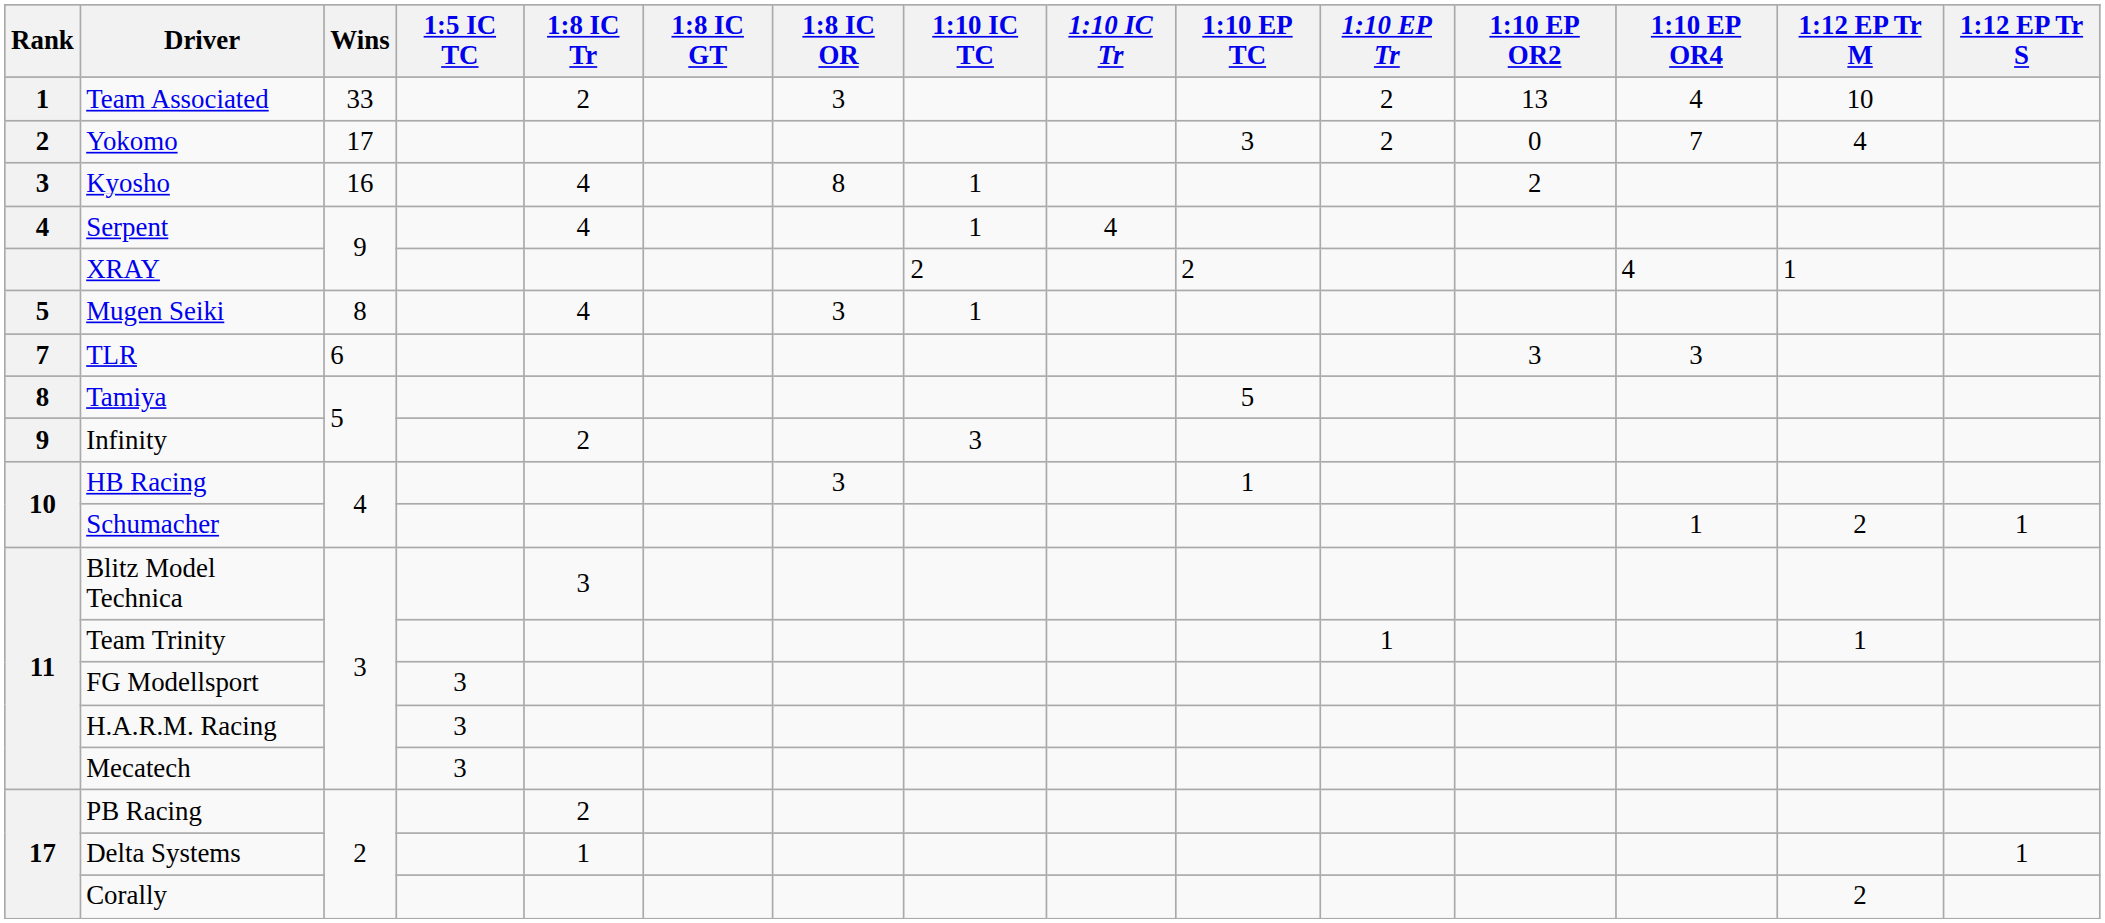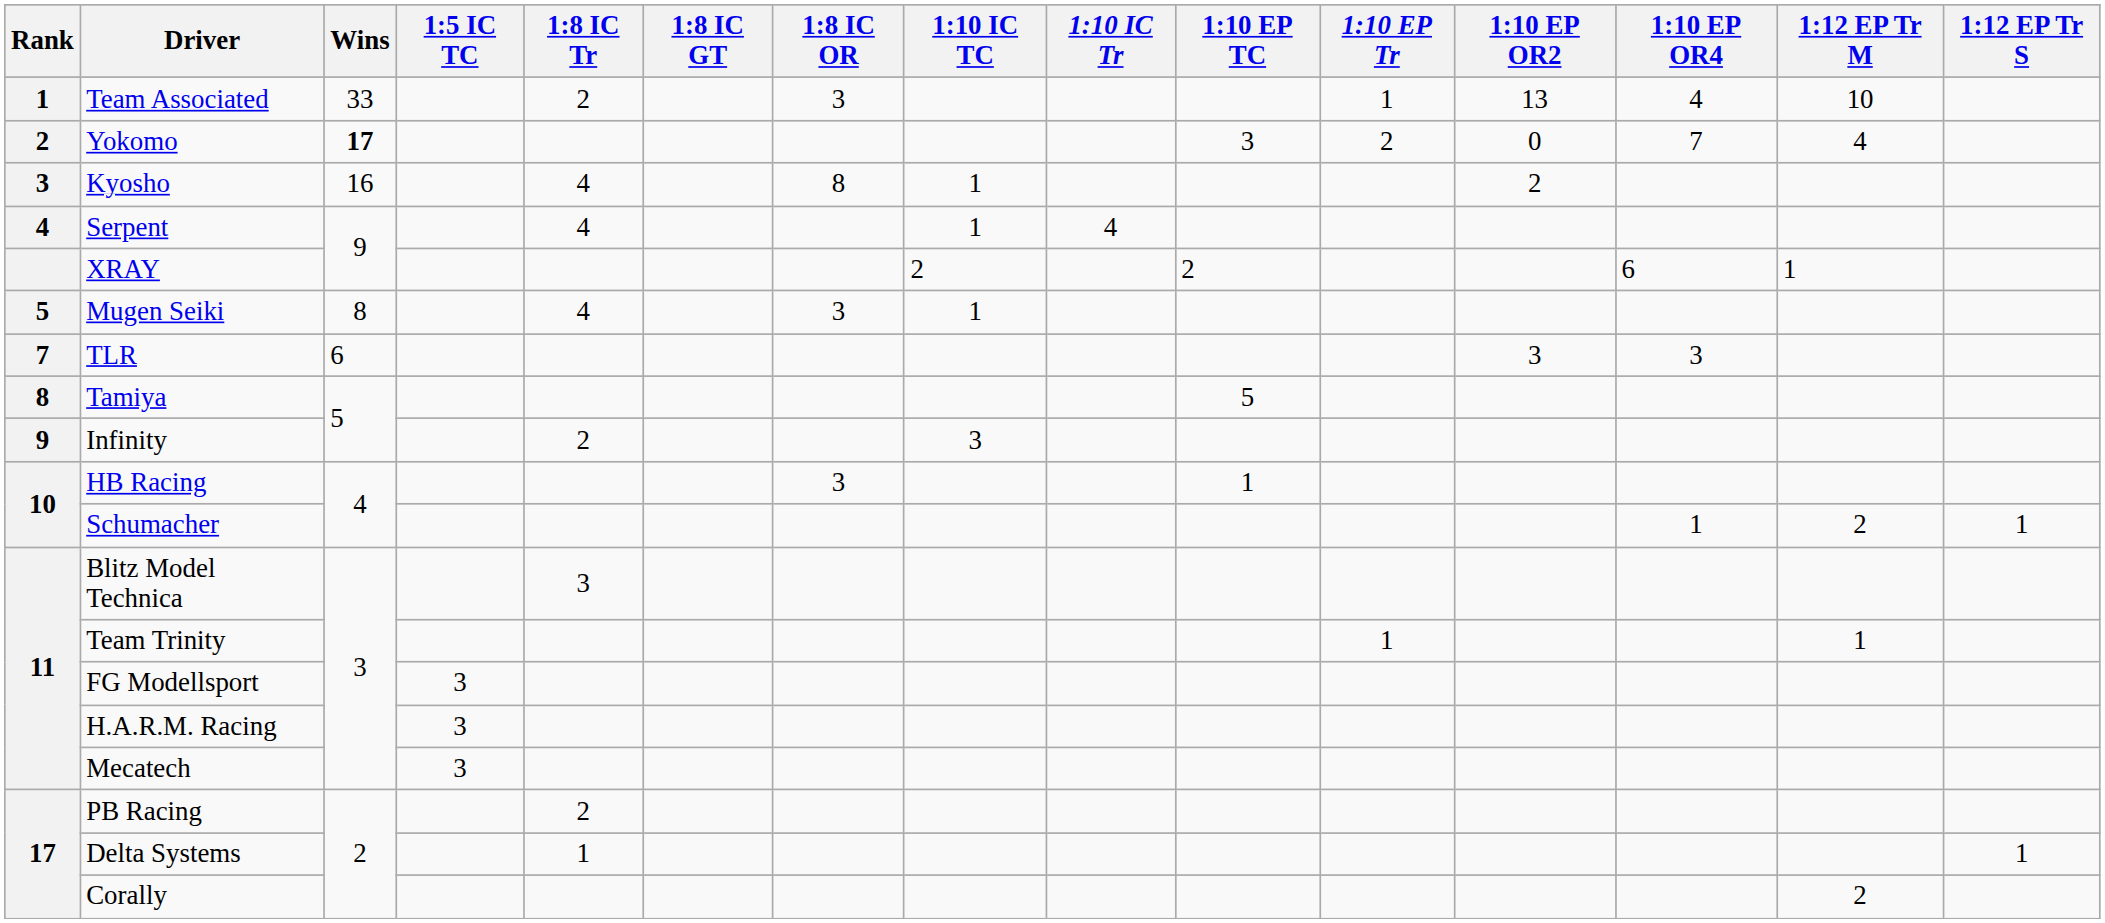(1387, 98) 2 -> (1387, 98) 1
(360, 141) normal -> (360, 141) bold
(1628, 269) 4 -> (1628, 269) 6
